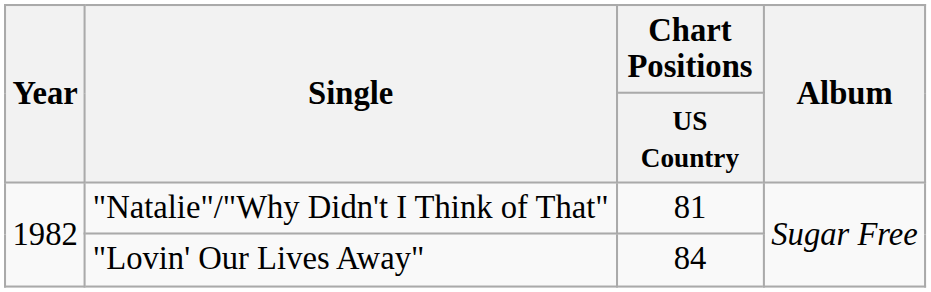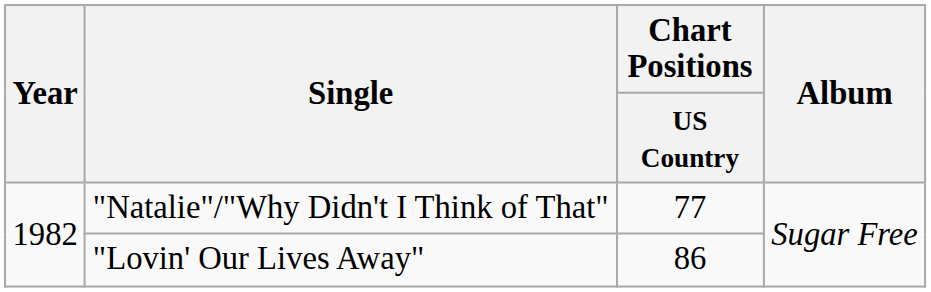(690, 207) 81 -> (690, 207) 77
(690, 259) 84 -> (690, 259) 86
